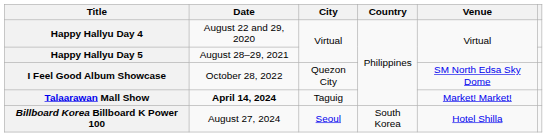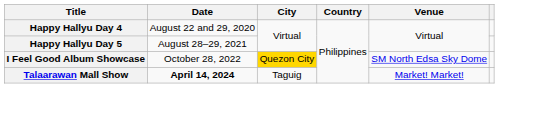(328, 76) no background -> (287, 59) gold background
- row: (97, 118)
